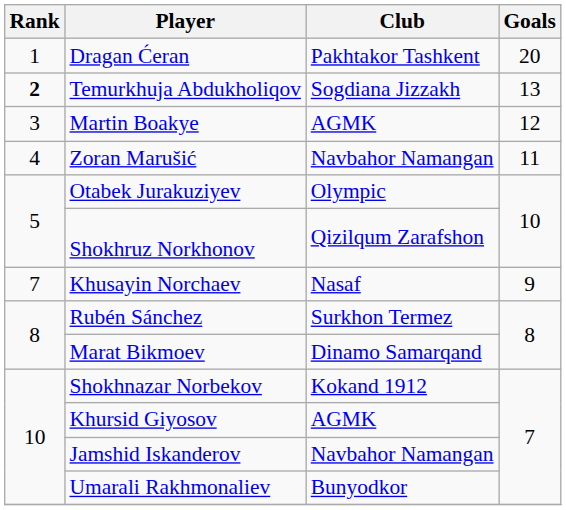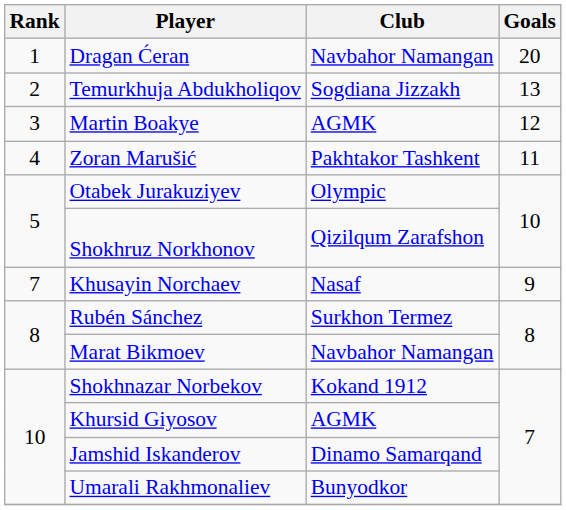(395, 55) Pakhtakor Tashkent -> (402, 55) Navbahor Namangan
(35, 89) bold -> (35, 89) normal
(402, 157) Navbahor Namangan -> (395, 157) Pakhtakor Tashkent
(396, 351) Dinamo Samarqand -> (402, 351) Navbahor Namangan
(402, 453) Navbahor Namangan -> (396, 453) Dinamo Samarqand
